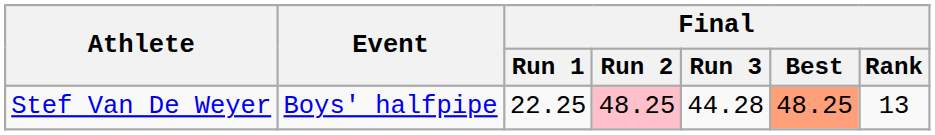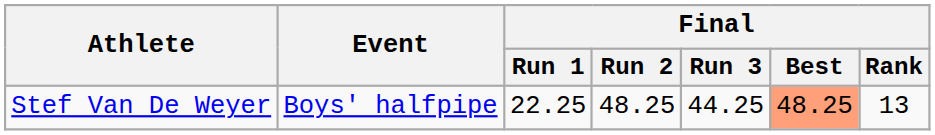(637, 107) pink background -> (637, 107) no background
(726, 107) 44.28 -> (726, 107) 44.25
